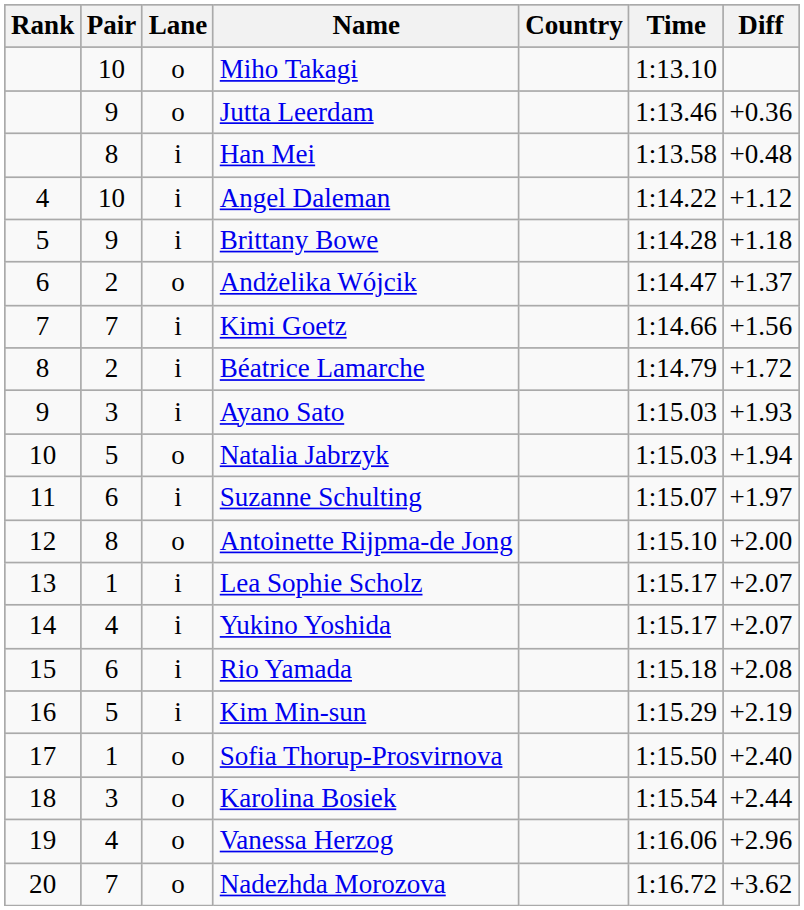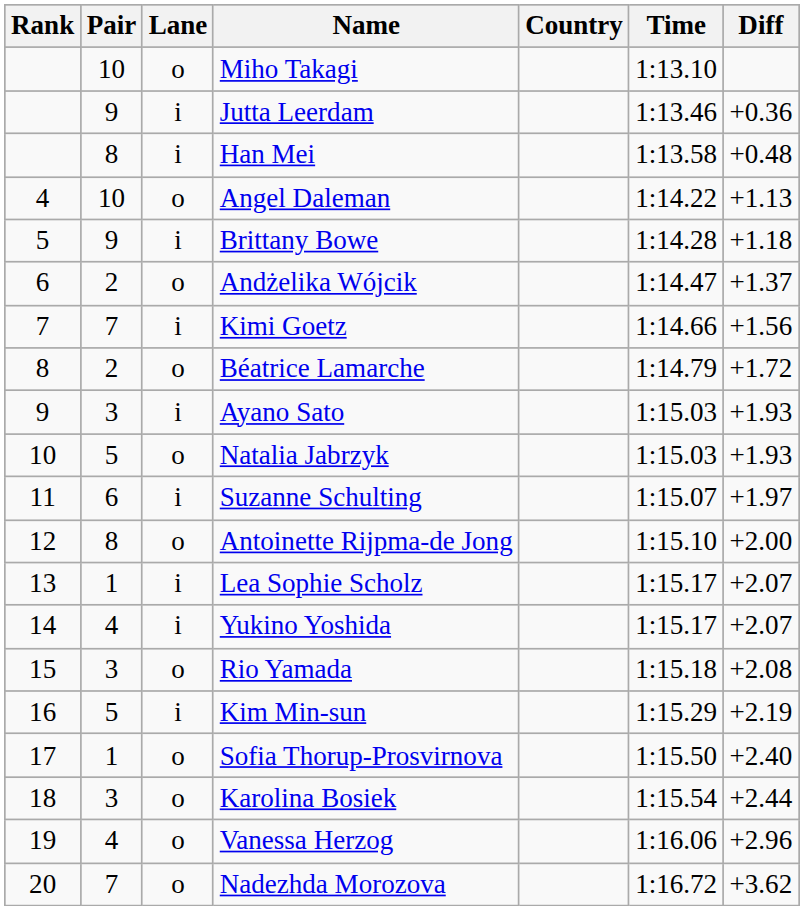(178, 111) o -> (178, 111) i
(178, 197) i -> (178, 197) o
(761, 197) +1.12 -> (761, 197) +1.13
(178, 369) i -> (178, 369) o
(761, 454) +1.94 -> (761, 454) +1.93
(111, 669) 6 -> (111, 669) 3
(178, 669) i -> (178, 669) o
